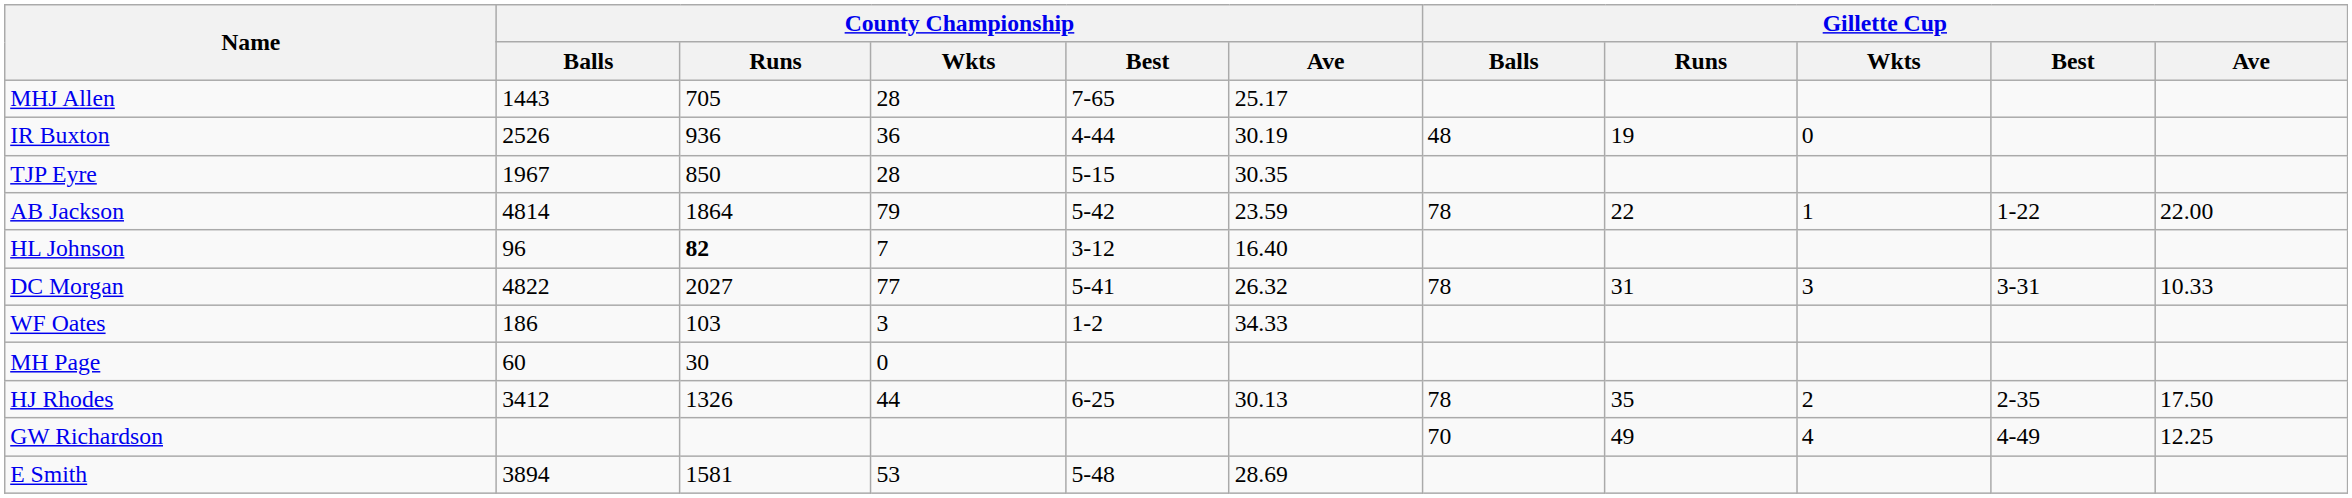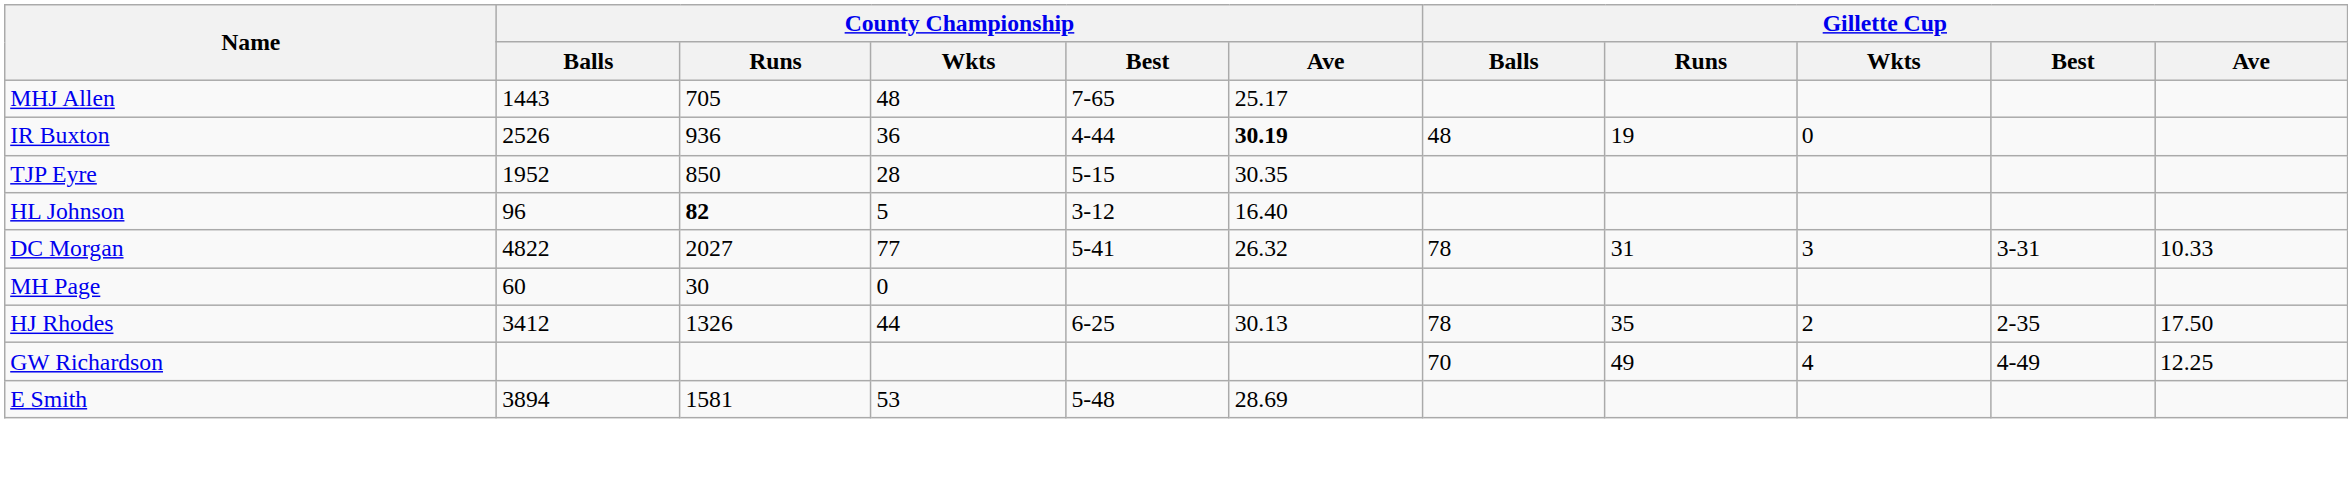(888, 98) 28 -> (888, 98) 48
(1261, 135) normal -> (1261, 135) bold
(526, 173) 1967 -> (526, 173) 1952
- row: (67, 211)
(882, 248) 7 -> (882, 211) 5
- row: (58, 323)
